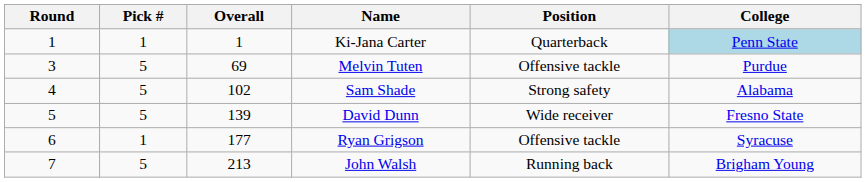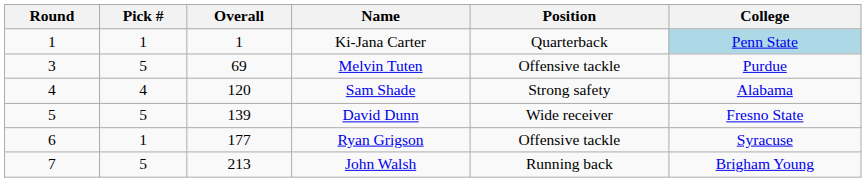(143, 90) 5 -> (143, 90) 4
(239, 90) 102 -> (239, 90) 120
